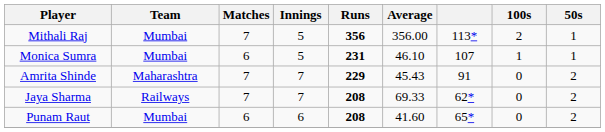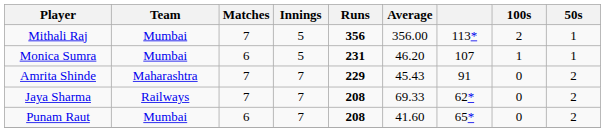(410, 55) 46.10 -> (410, 55) 46.20
(301, 117) 6 -> (301, 117) 7
